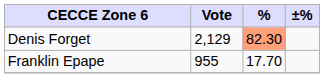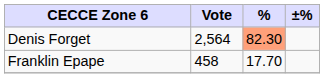(212, 38) 2,129 -> (212, 38) 2,564
(206, 61) 955 -> (206, 61) 458
